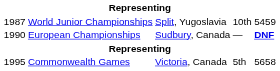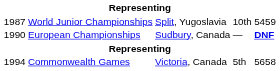(15, 62) 1995 -> (15, 62) 1994
